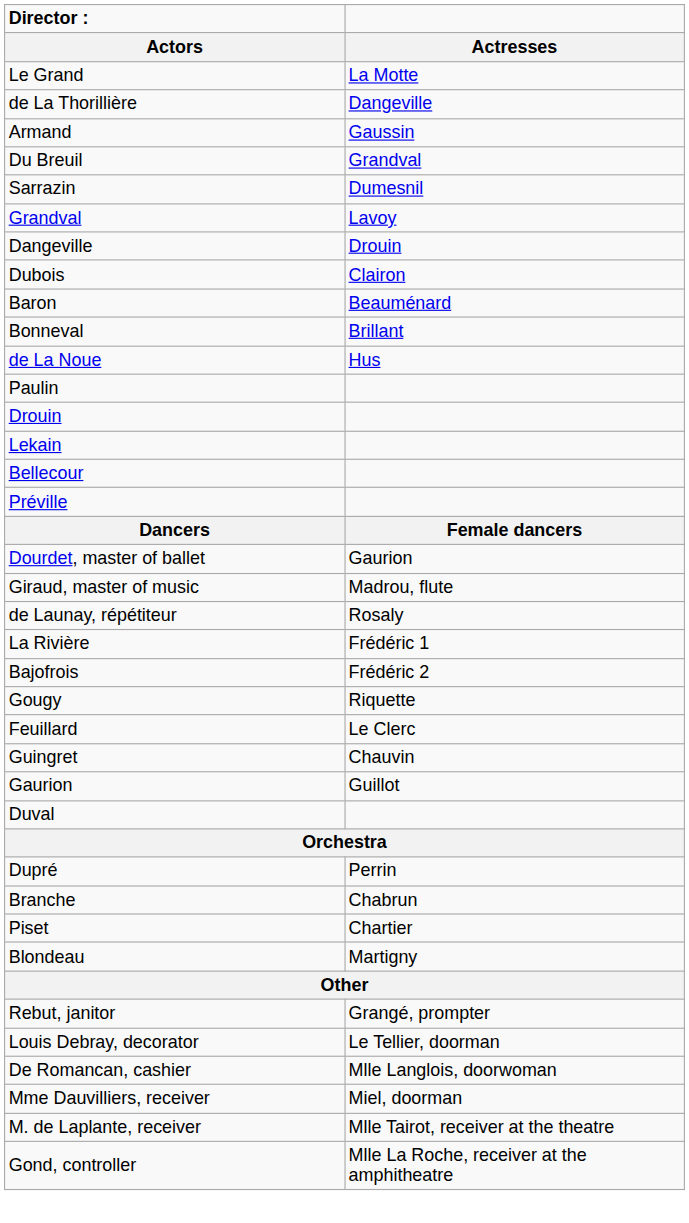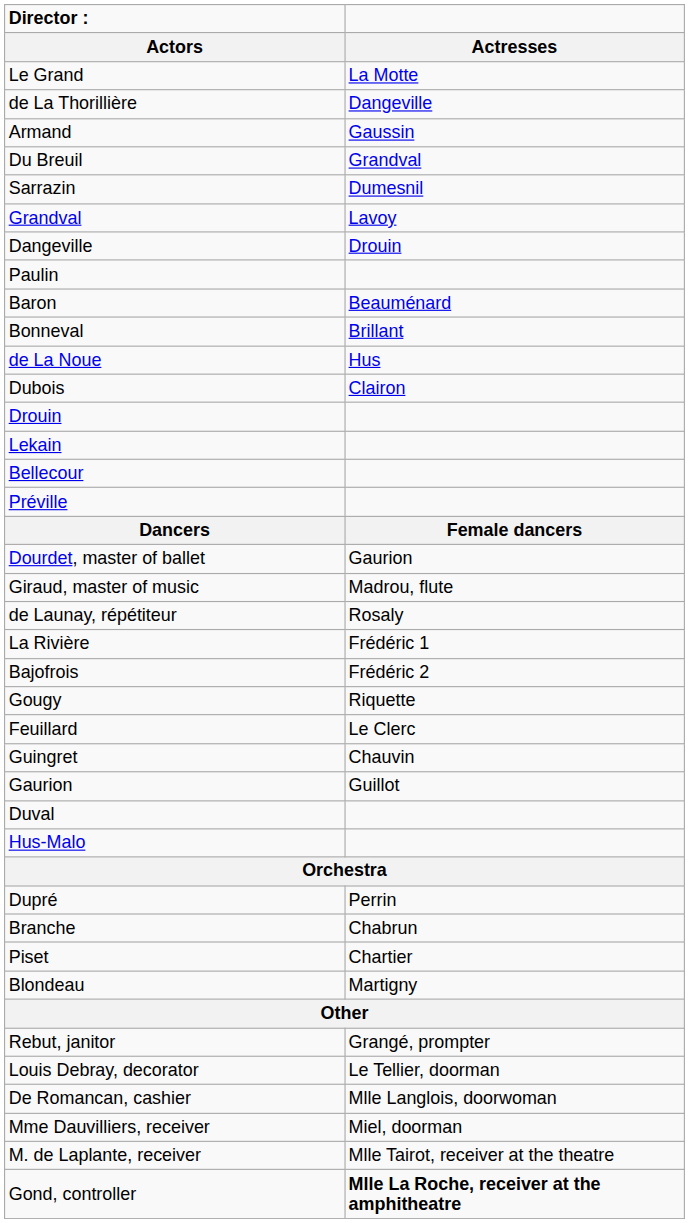rows swapped: (37, 274) <-> (34, 388)
+ row: (47, 842)
(468, 1165) normal -> (475, 1194) bold
